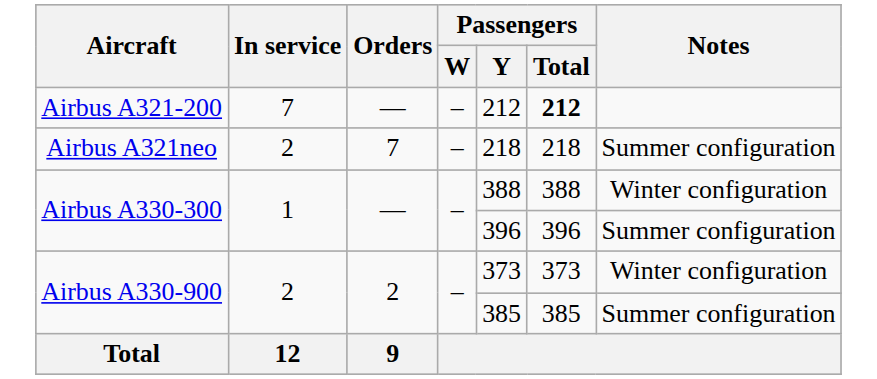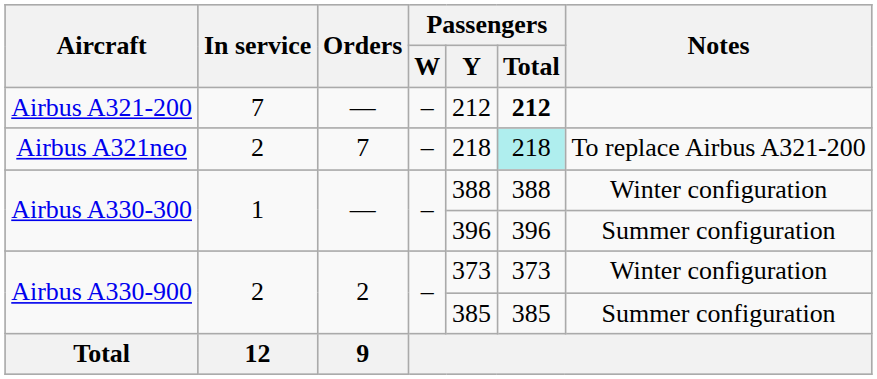(561, 148) no background -> (531, 148) paleturquoise background
(719, 148) Summer configuration -> (719, 148) To replace Airbus A321-200
